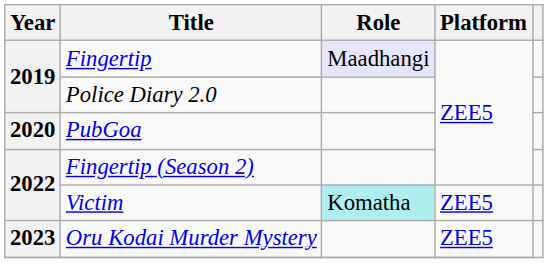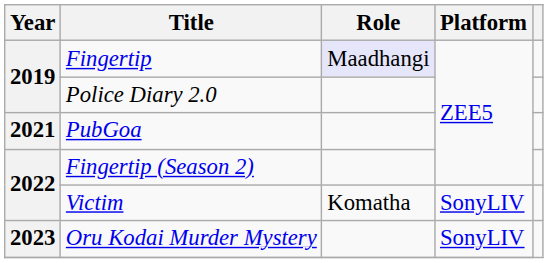(33, 130) 2020 -> (33, 130) 2021
(369, 202) paleturquoise background -> (369, 202) no background
(466, 202) ZEE5 -> (482, 202) SonyLIV
(466, 238) ZEE5 -> (482, 238) SonyLIV
